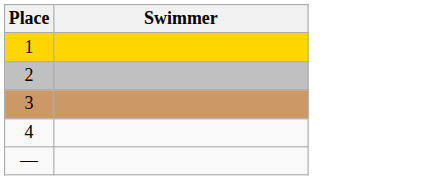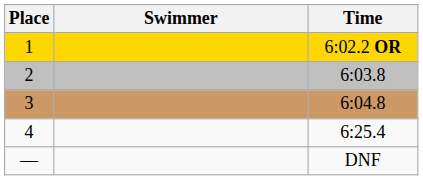+ column: (363, 18)
